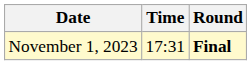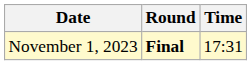columns swapped: (165, 18) <-> (218, 18)
